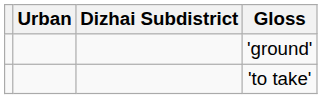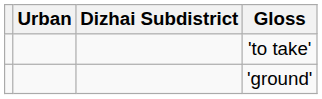rows swapped: (280, 78) <-> (280, 49)
